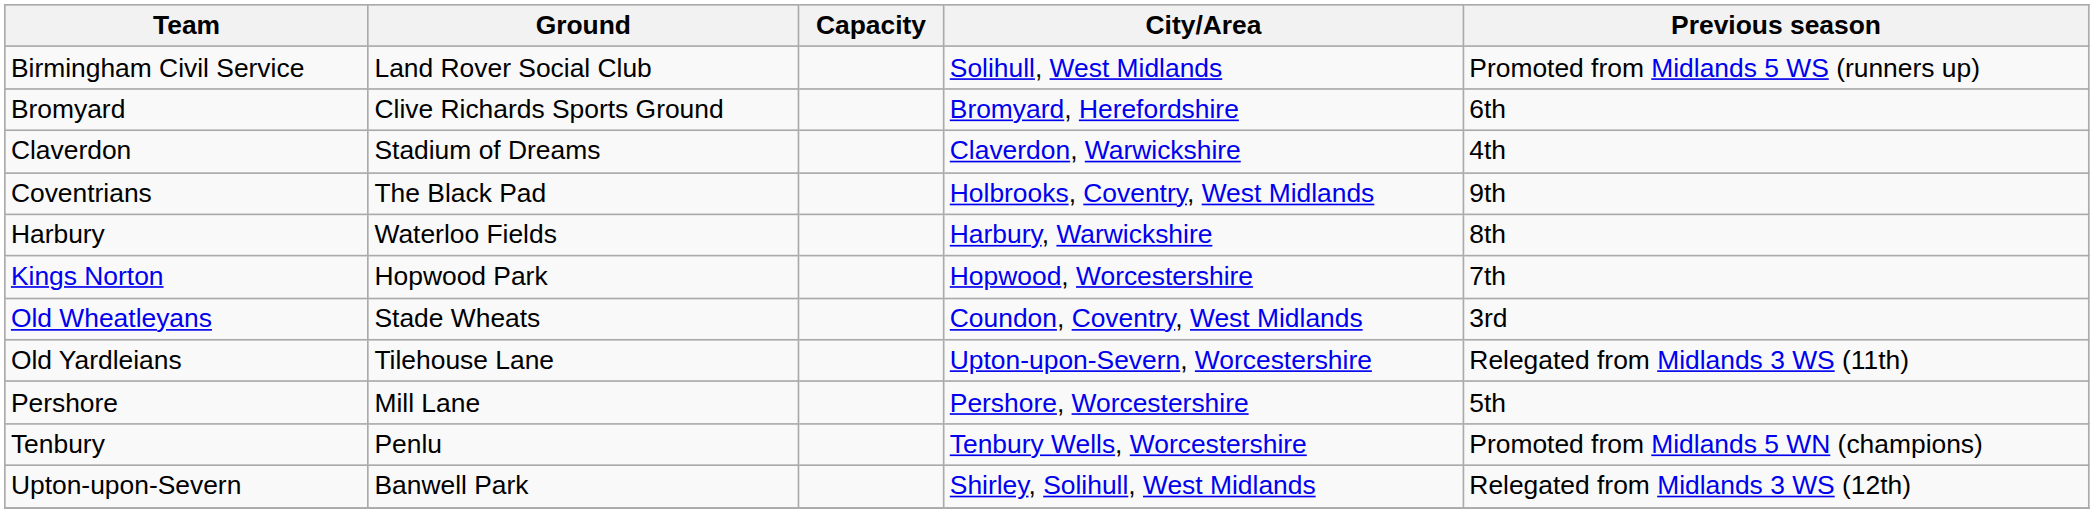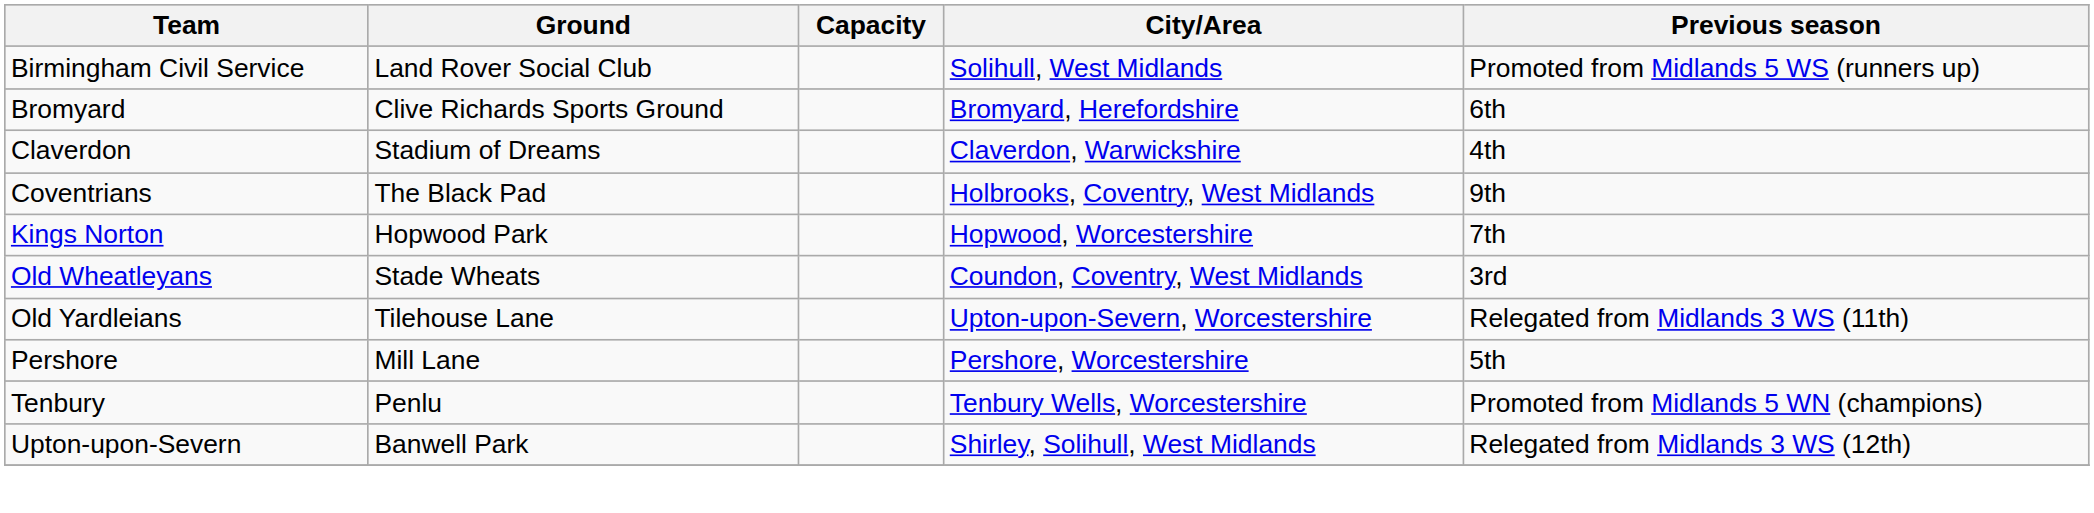- row: (58, 234)
